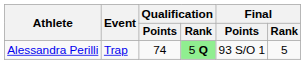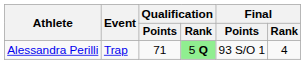(160, 50) 74 -> (160, 50) 71
(284, 50) 5 -> (284, 50) 4
